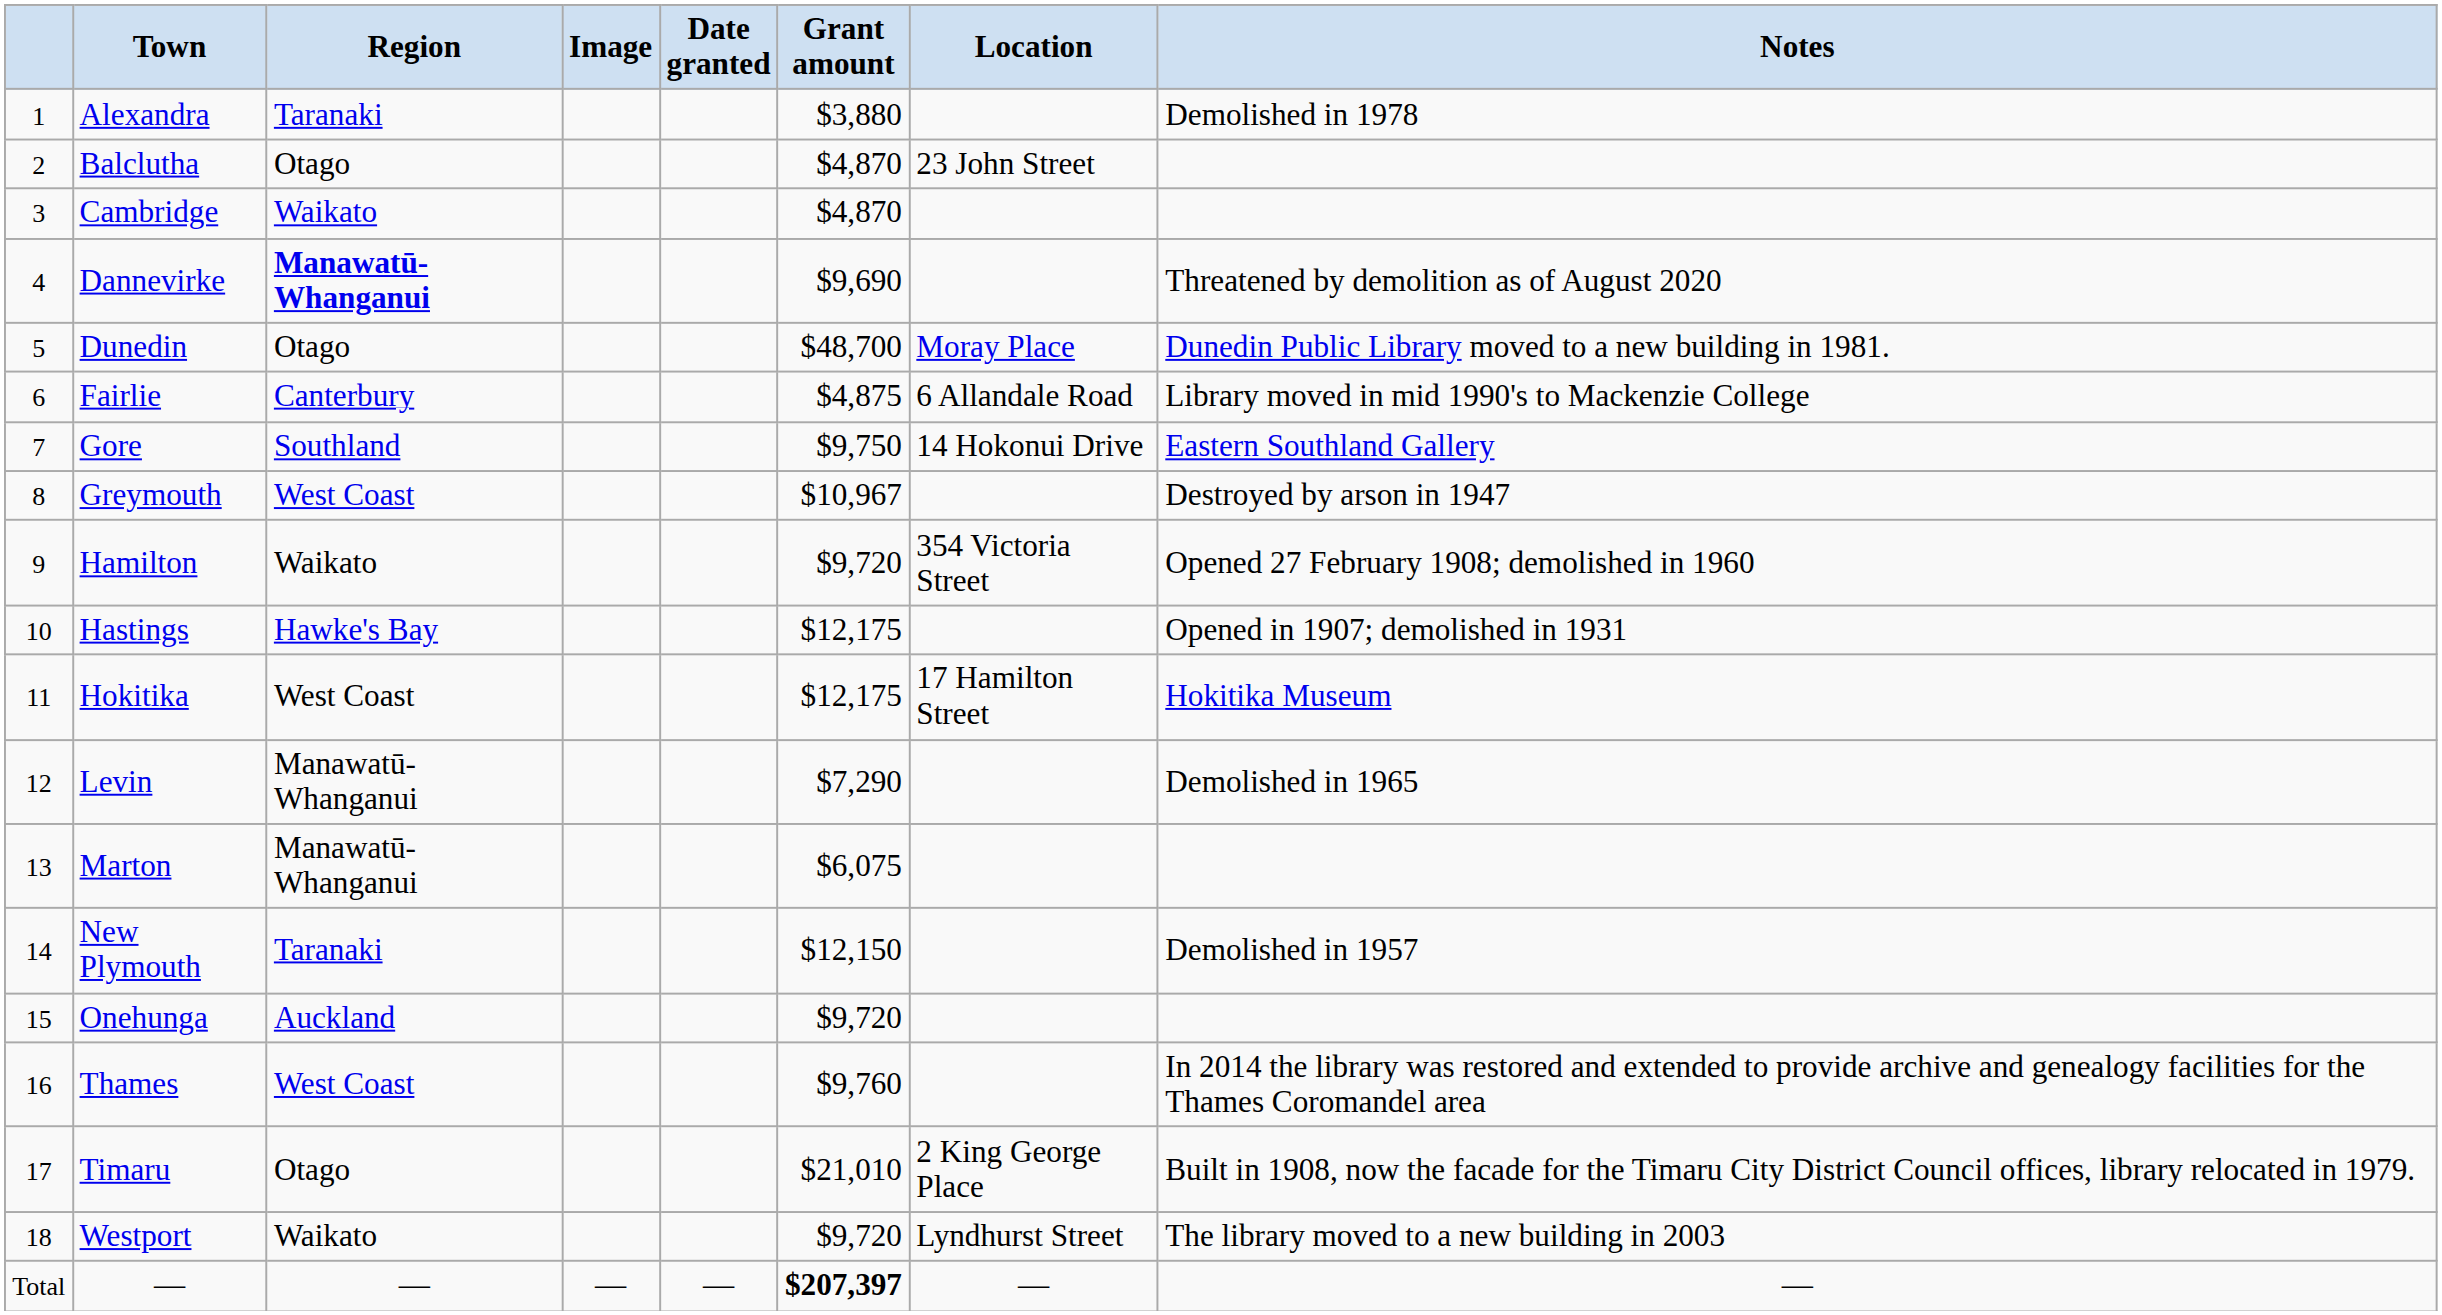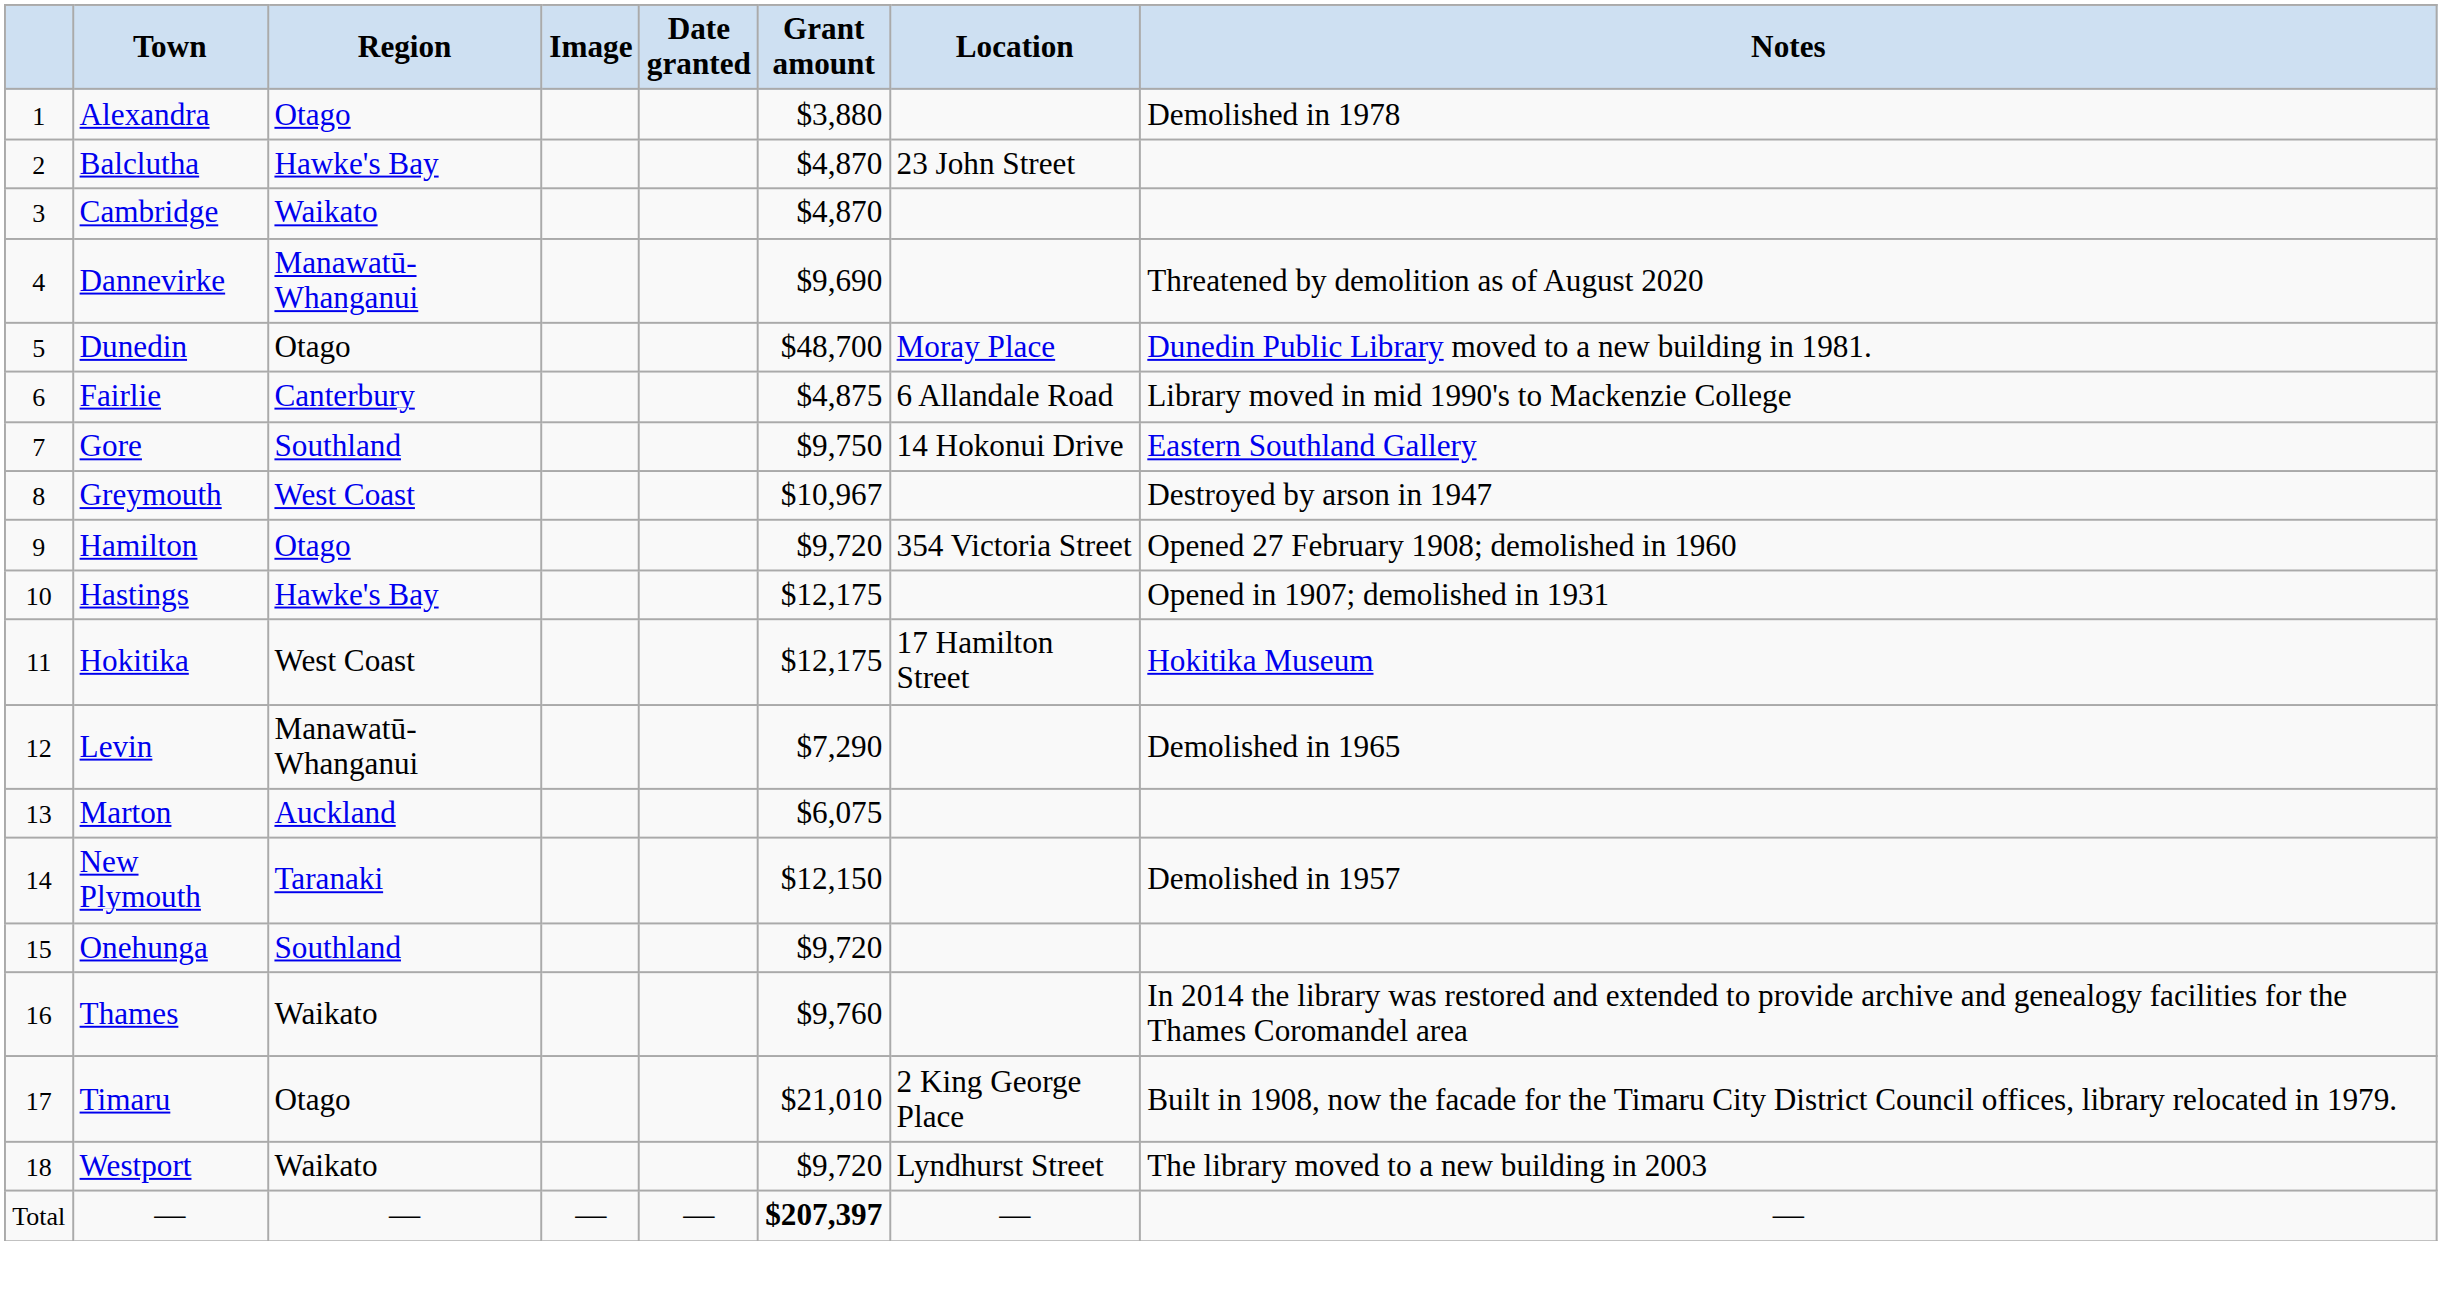(328, 113) Taranaki -> (313, 113) Otago
(312, 163) Otago -> (357, 163) Hawke's Bay
(352, 279) bold -> (346, 279) normal
(325, 562) Waikato -> (313, 544) Otago
(346, 865) Manawatū-Whanganui -> (335, 812) Auckland
(335, 1017) Auckland -> (338, 946) Southland
(344, 1084) West Coast -> (326, 1013) Waikato
